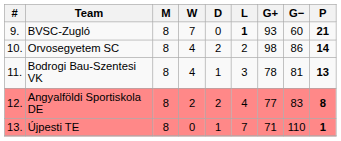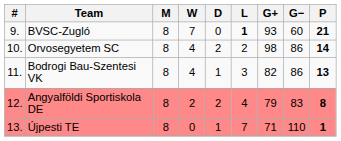(270, 72) 78 -> (270, 72) 82
(297, 72) 81 -> (297, 72) 86
(270, 103) 77 -> (270, 103) 79
